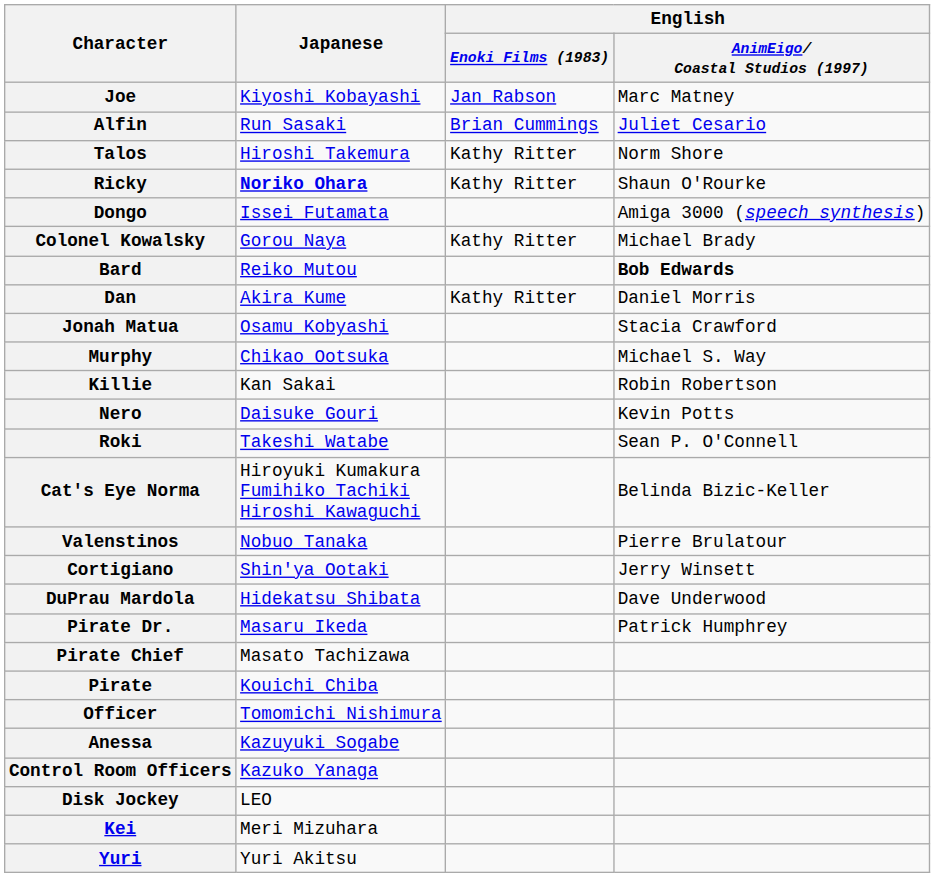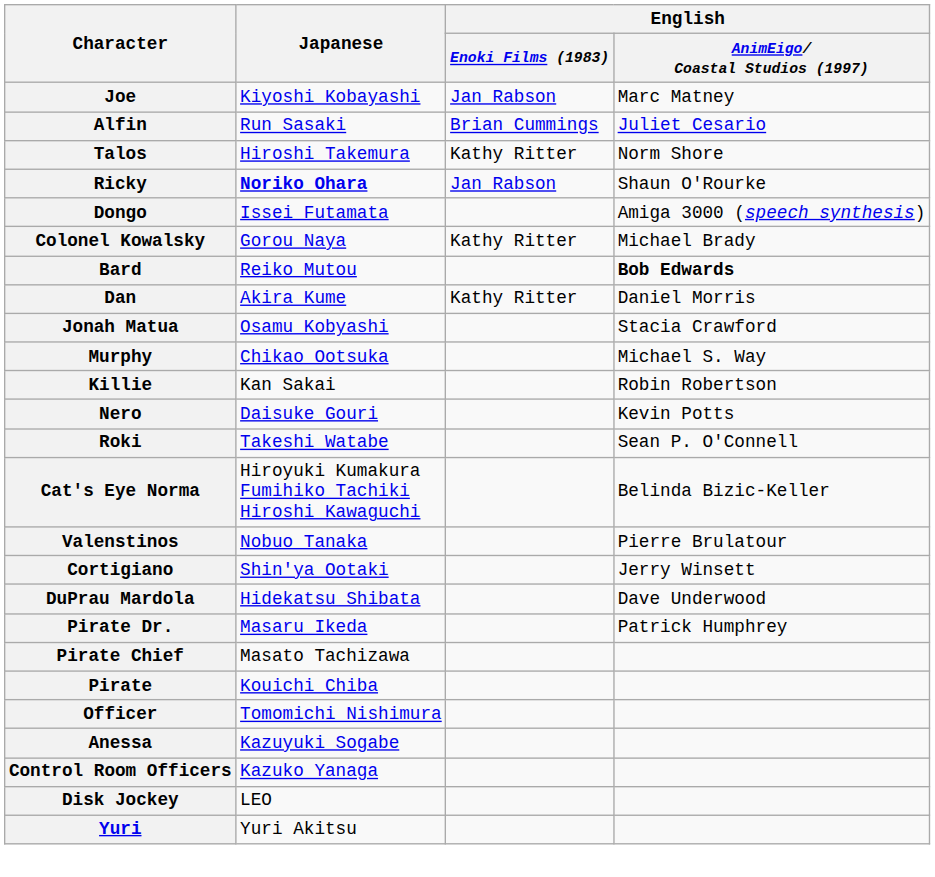(514, 184) Kathy Ritter -> (503, 184) Jan Rabson
- row: (120, 829)
